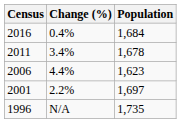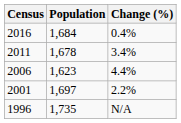columns swapped: (145, 14) <-> (81, 14)
